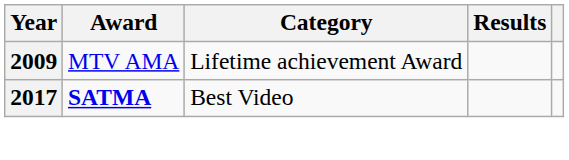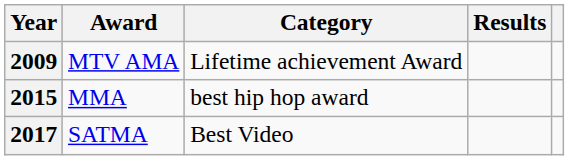+ row: (34, 97)
(110, 97) bold -> (108, 135) normal
